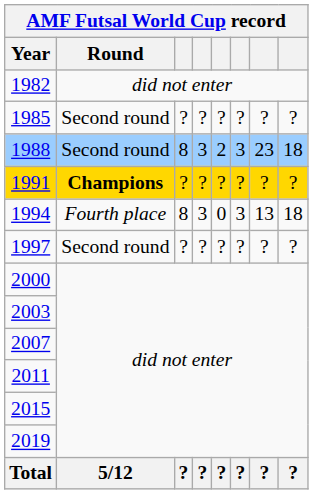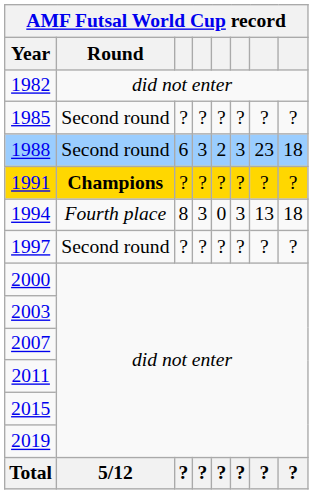(184, 150) 8 -> (184, 150) 6
